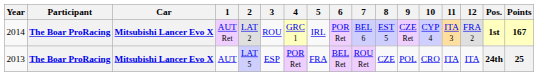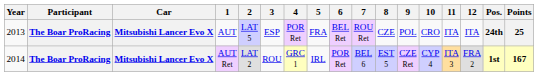rows swapped: (227, 59) <-> (227, 33)
